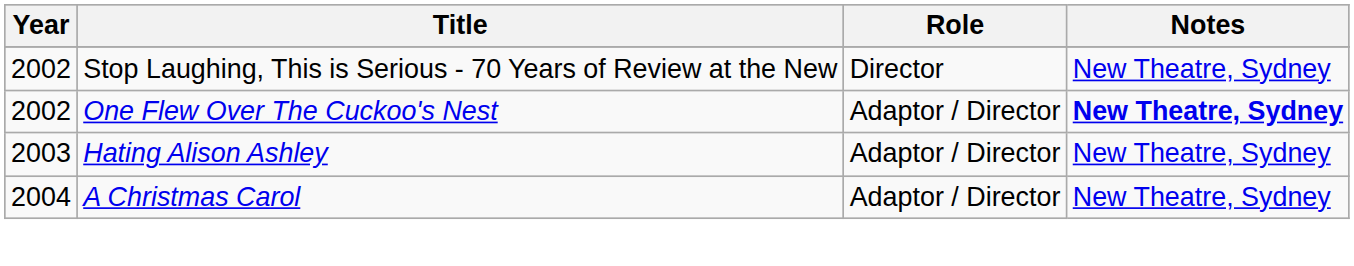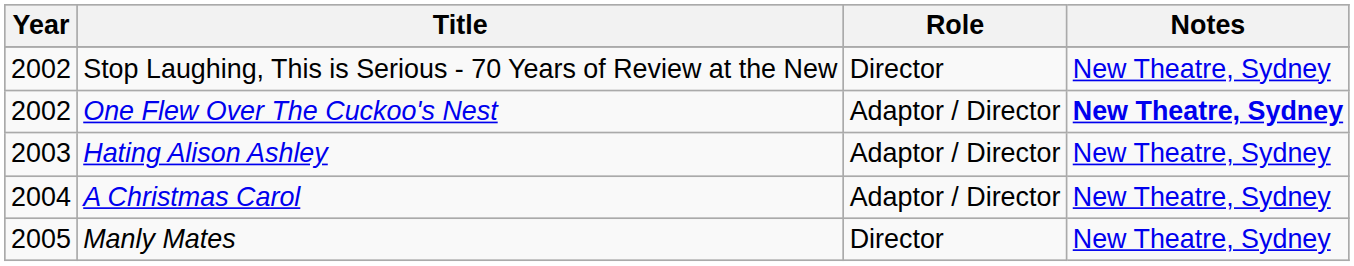+ row: (159, 238)
